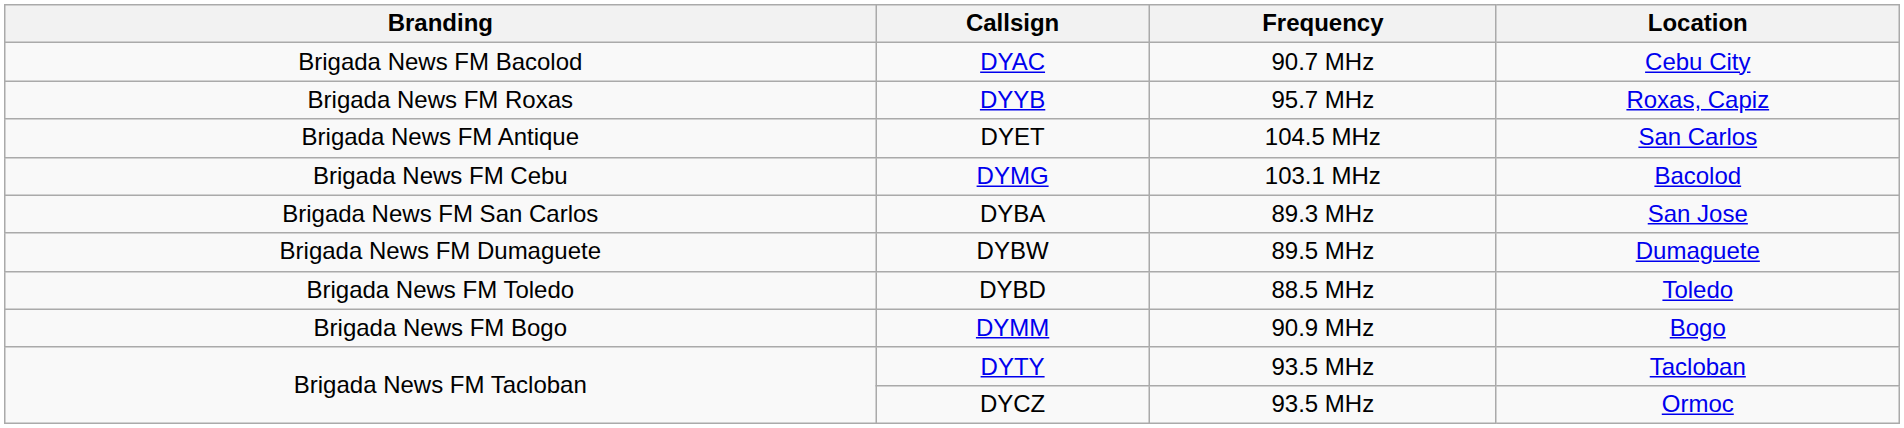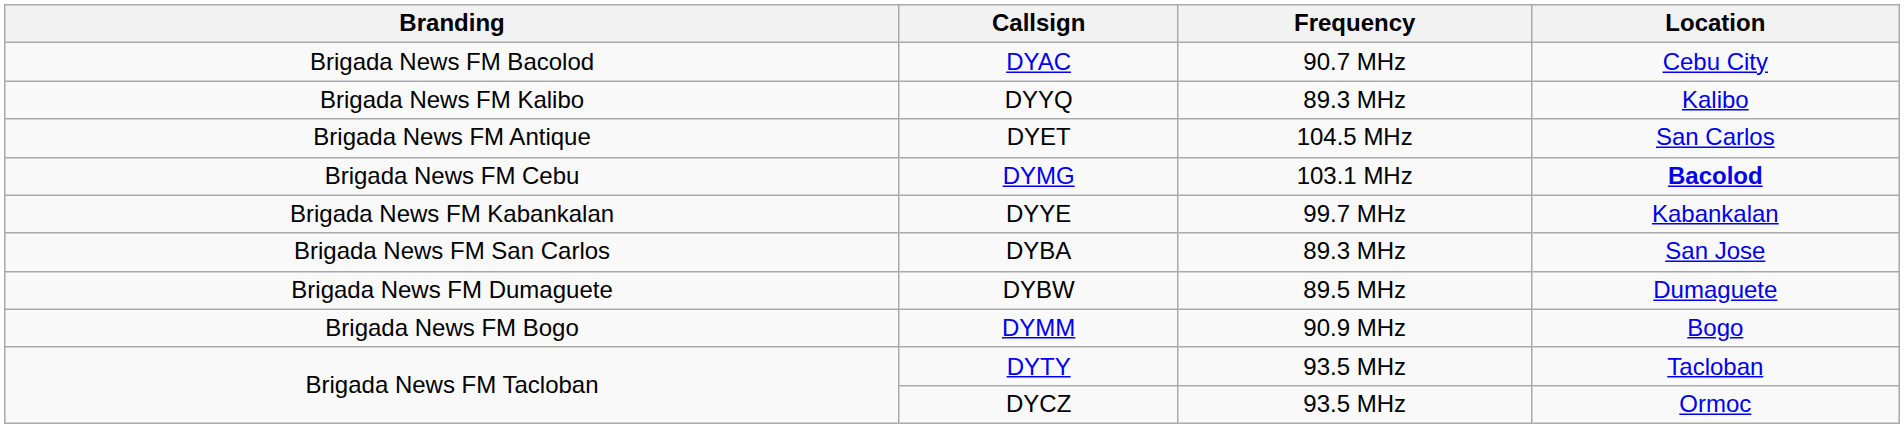- row: (1013, 99)
+ row: (1039, 99)
(1698, 175) normal -> (1715, 175) bold
+ row: (1039, 213)
- row: (1013, 289)
